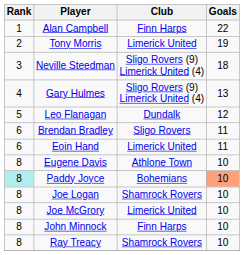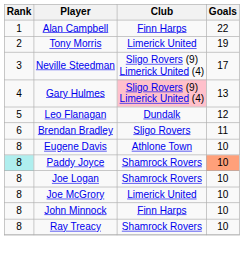(223, 66) 18 -> (223, 66) 17
(162, 93) no background -> (162, 93) pink background
- row: (75, 147)
(162, 179) Bohemians -> (162, 163) Shamrock Rovers
